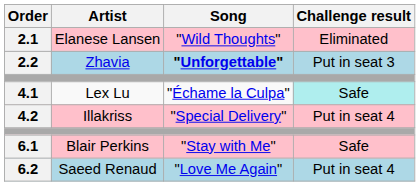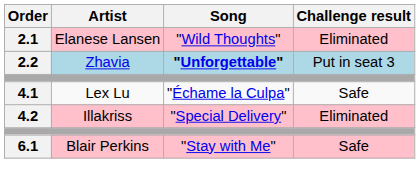(354, 92) paleturquoise background -> (354, 92) no background
(354, 116) Put in seat 4 -> (354, 116) Eliminated
- row: (28, 169)
